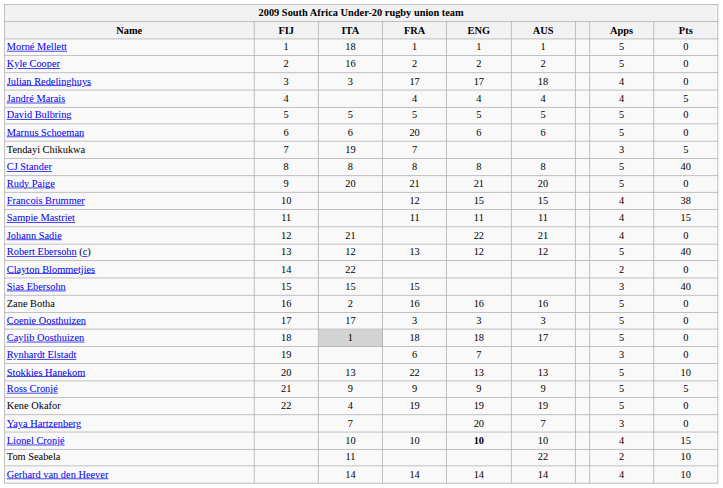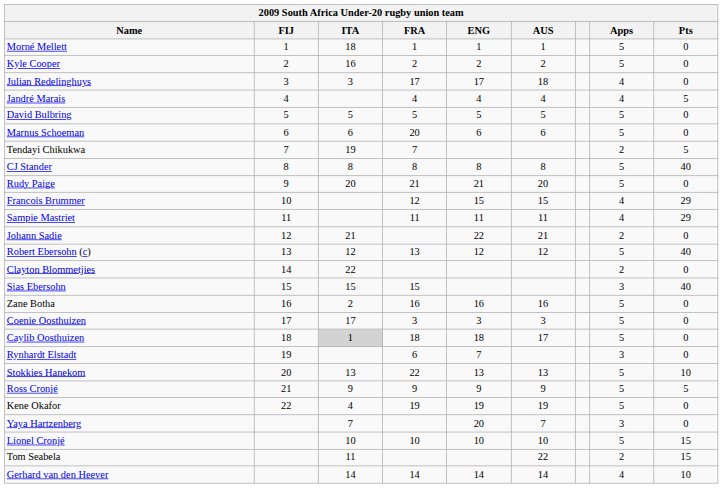(622, 150) 3 -> (622, 150) 2
(686, 201) 38 -> (686, 201) 29
(686, 218) 15 -> (686, 218) 29
(622, 235) 4 -> (622, 235) 2
(479, 440) bold -> (479, 440) normal
(622, 440) 4 -> (622, 440) 5
(686, 458) 10 -> (686, 458) 15
